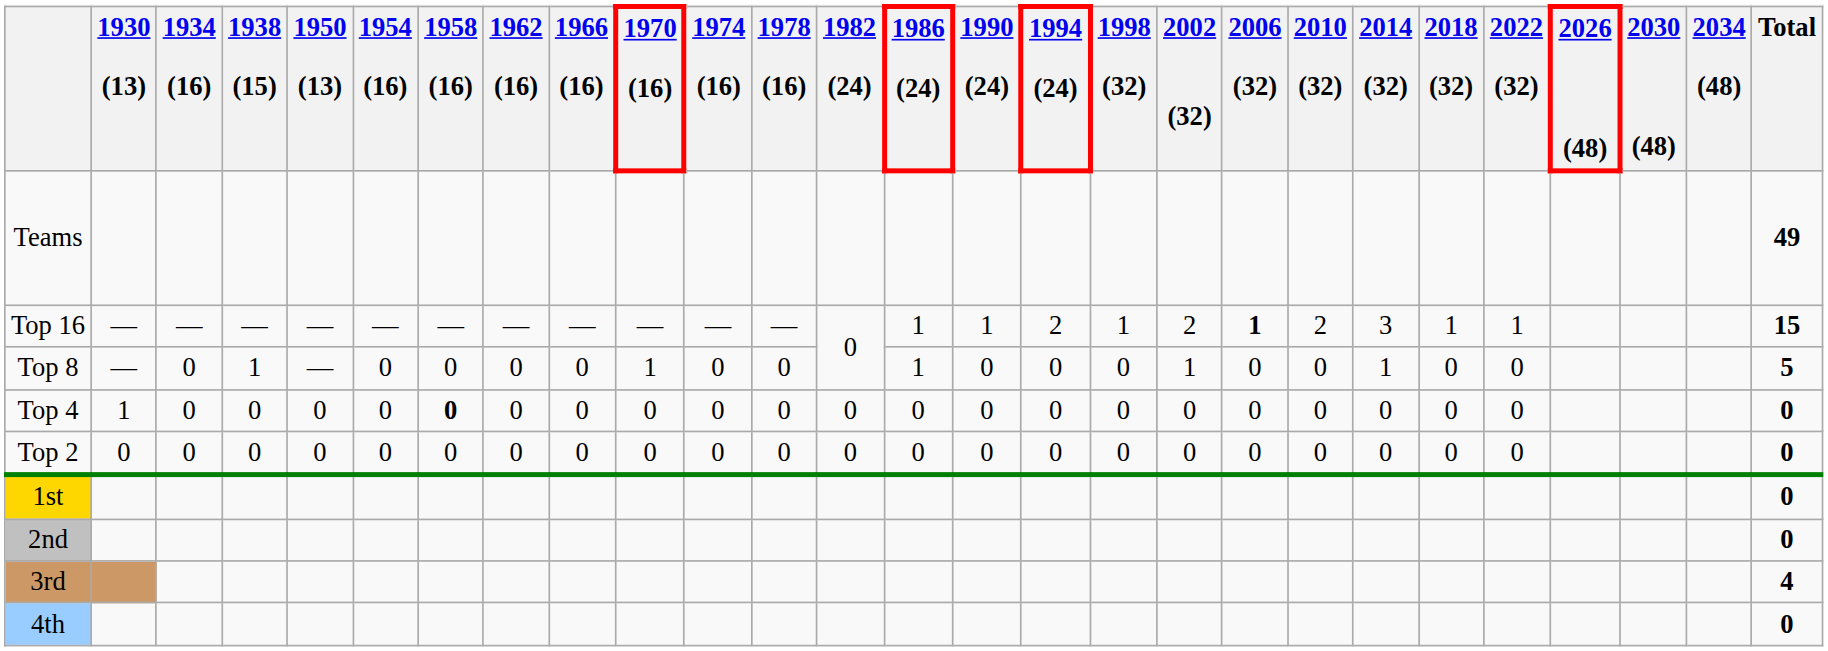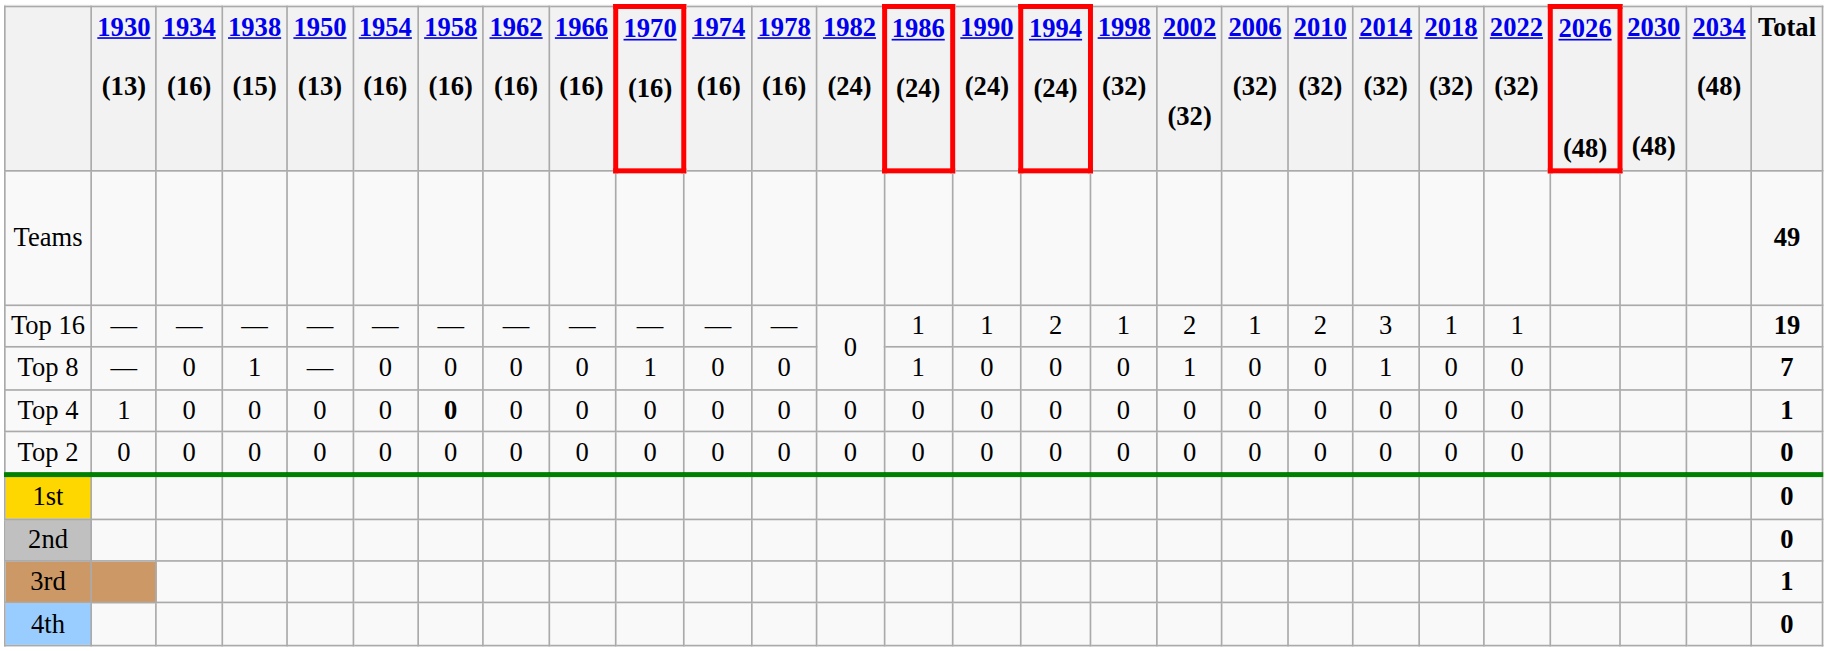(1255, 325) bold -> (1255, 325) normal
(1787, 325) 15 -> (1787, 325) 19
(1787, 367) 5 -> (1787, 367) 7
(1787, 409) 0 -> (1787, 409) 1
(1787, 581) 4 -> (1787, 581) 1
